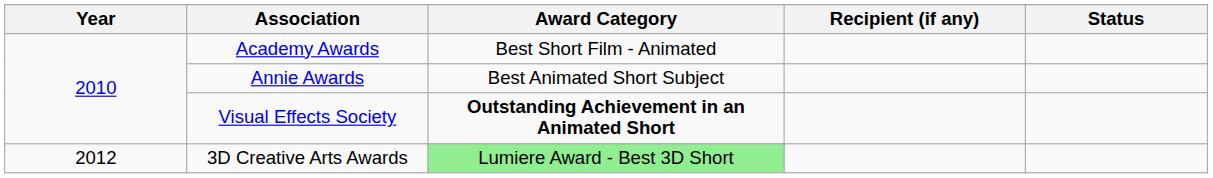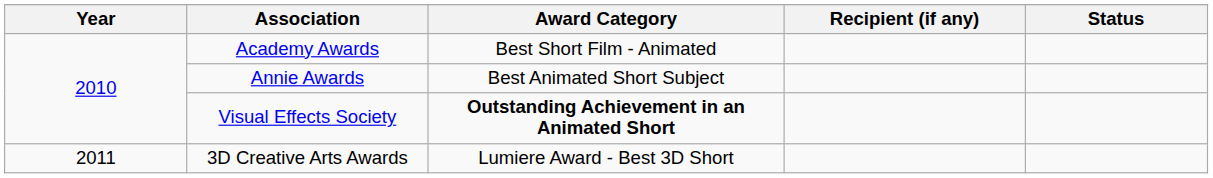(96, 157) 2012 -> (96, 157) 2011
(606, 157) lightgreen background -> (606, 157) no background
